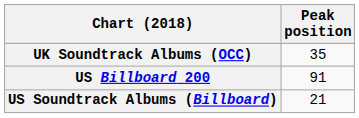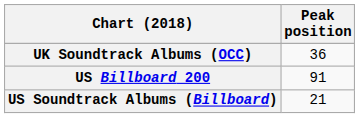(318, 55) 35 -> (318, 55) 36
